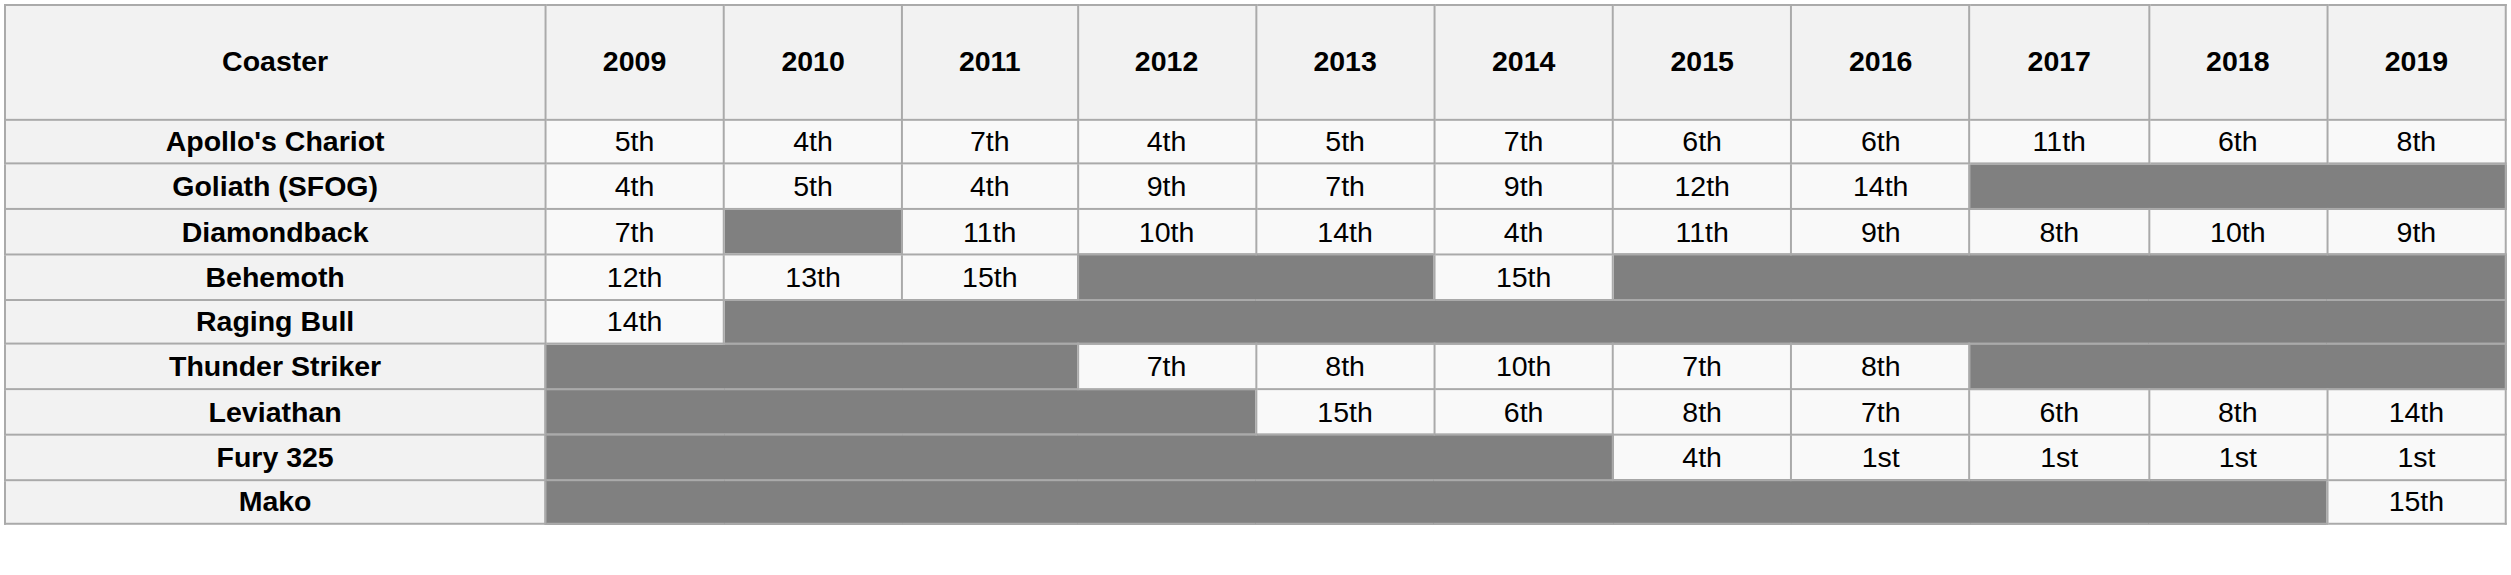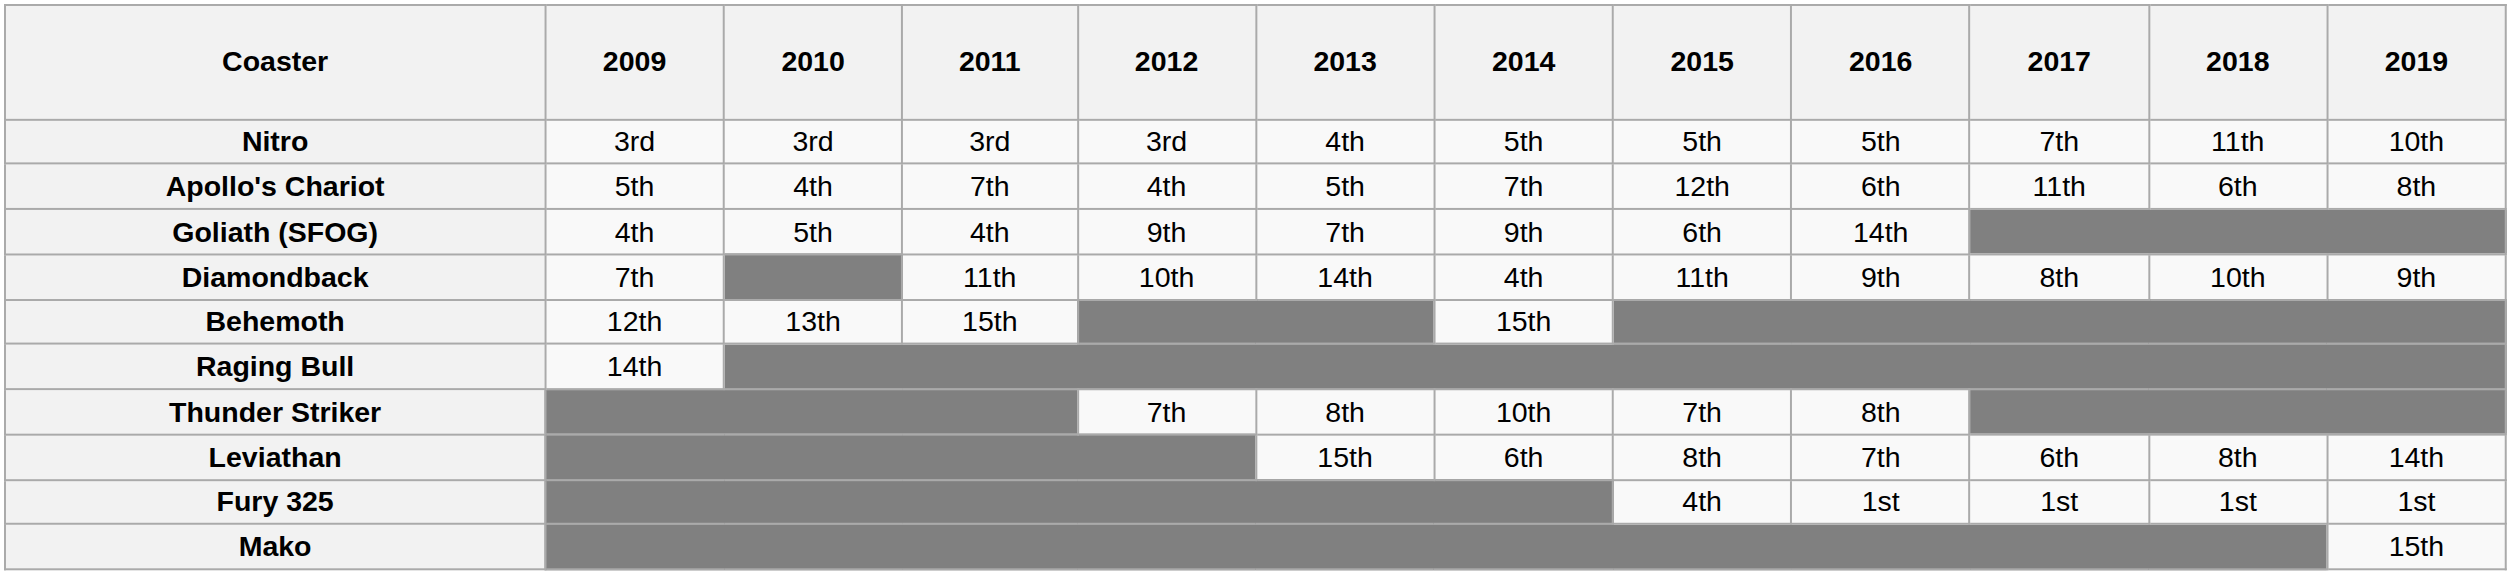+ row: (275, 142)
(1702, 142) 6th -> (1702, 187) 12th
(1702, 187) 12th -> (1702, 232) 6th
